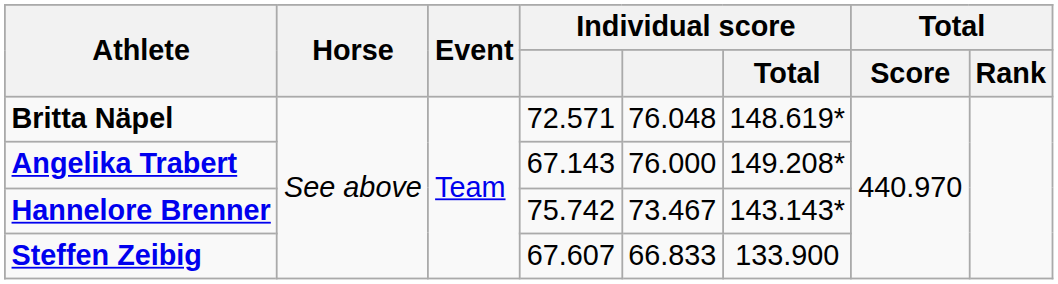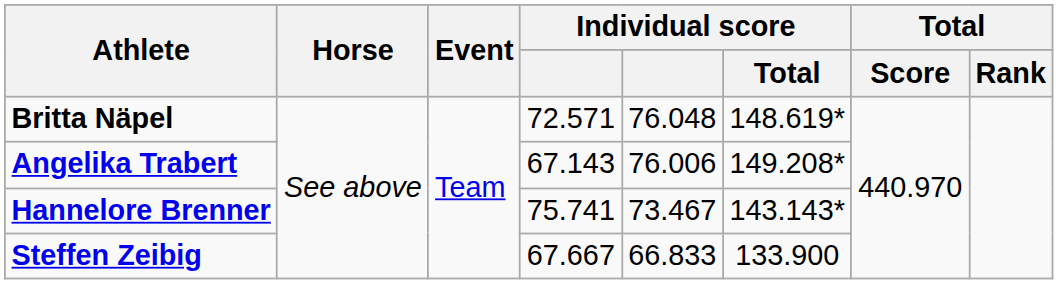(672, 164) 76.000 -> (672, 164) 76.006
(571, 210) 75.742 -> (571, 210) 75.741
(571, 255) 67.607 -> (571, 255) 67.667
